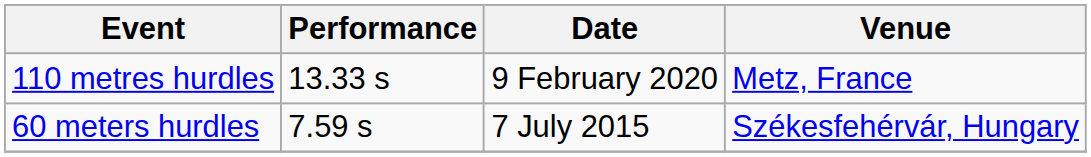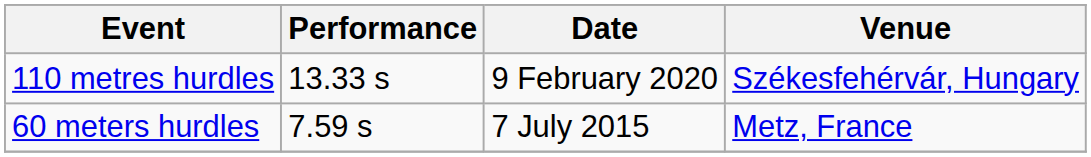(822, 77) Metz, France -> (906, 77) Székesfehérvár, Hungary
(906, 126) Székesfehérvár, Hungary -> (822, 126) Metz, France
